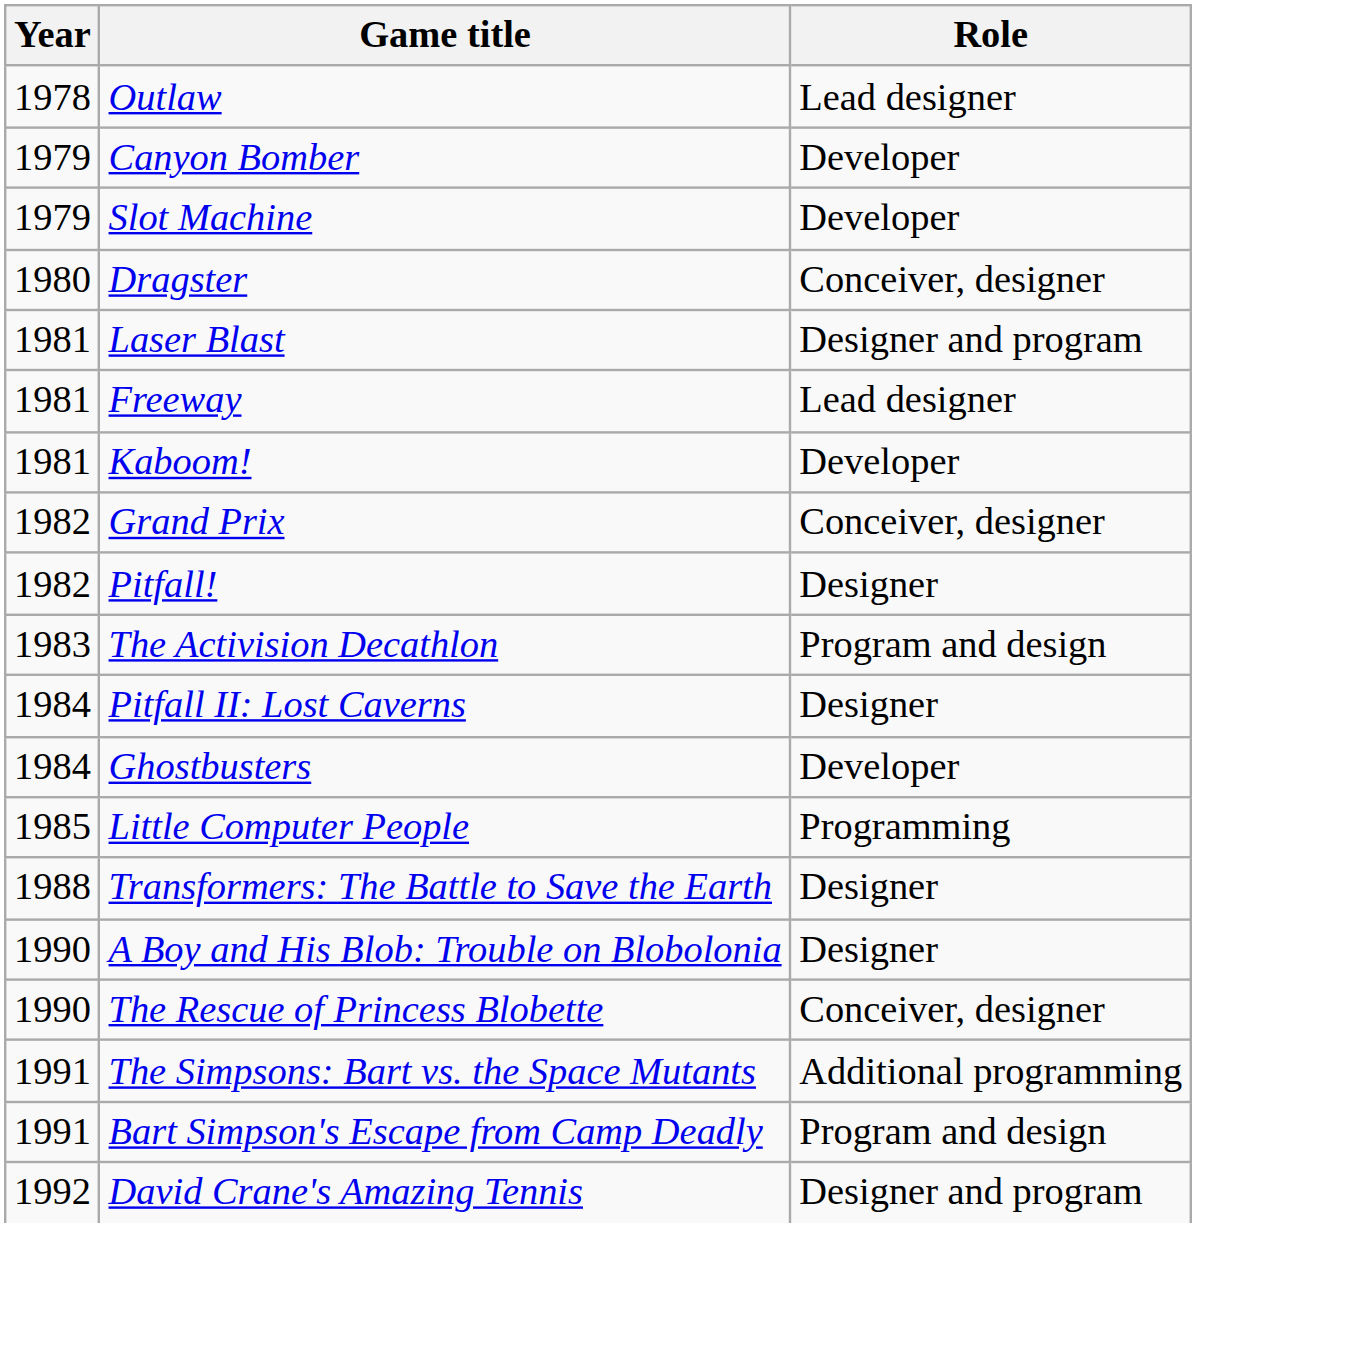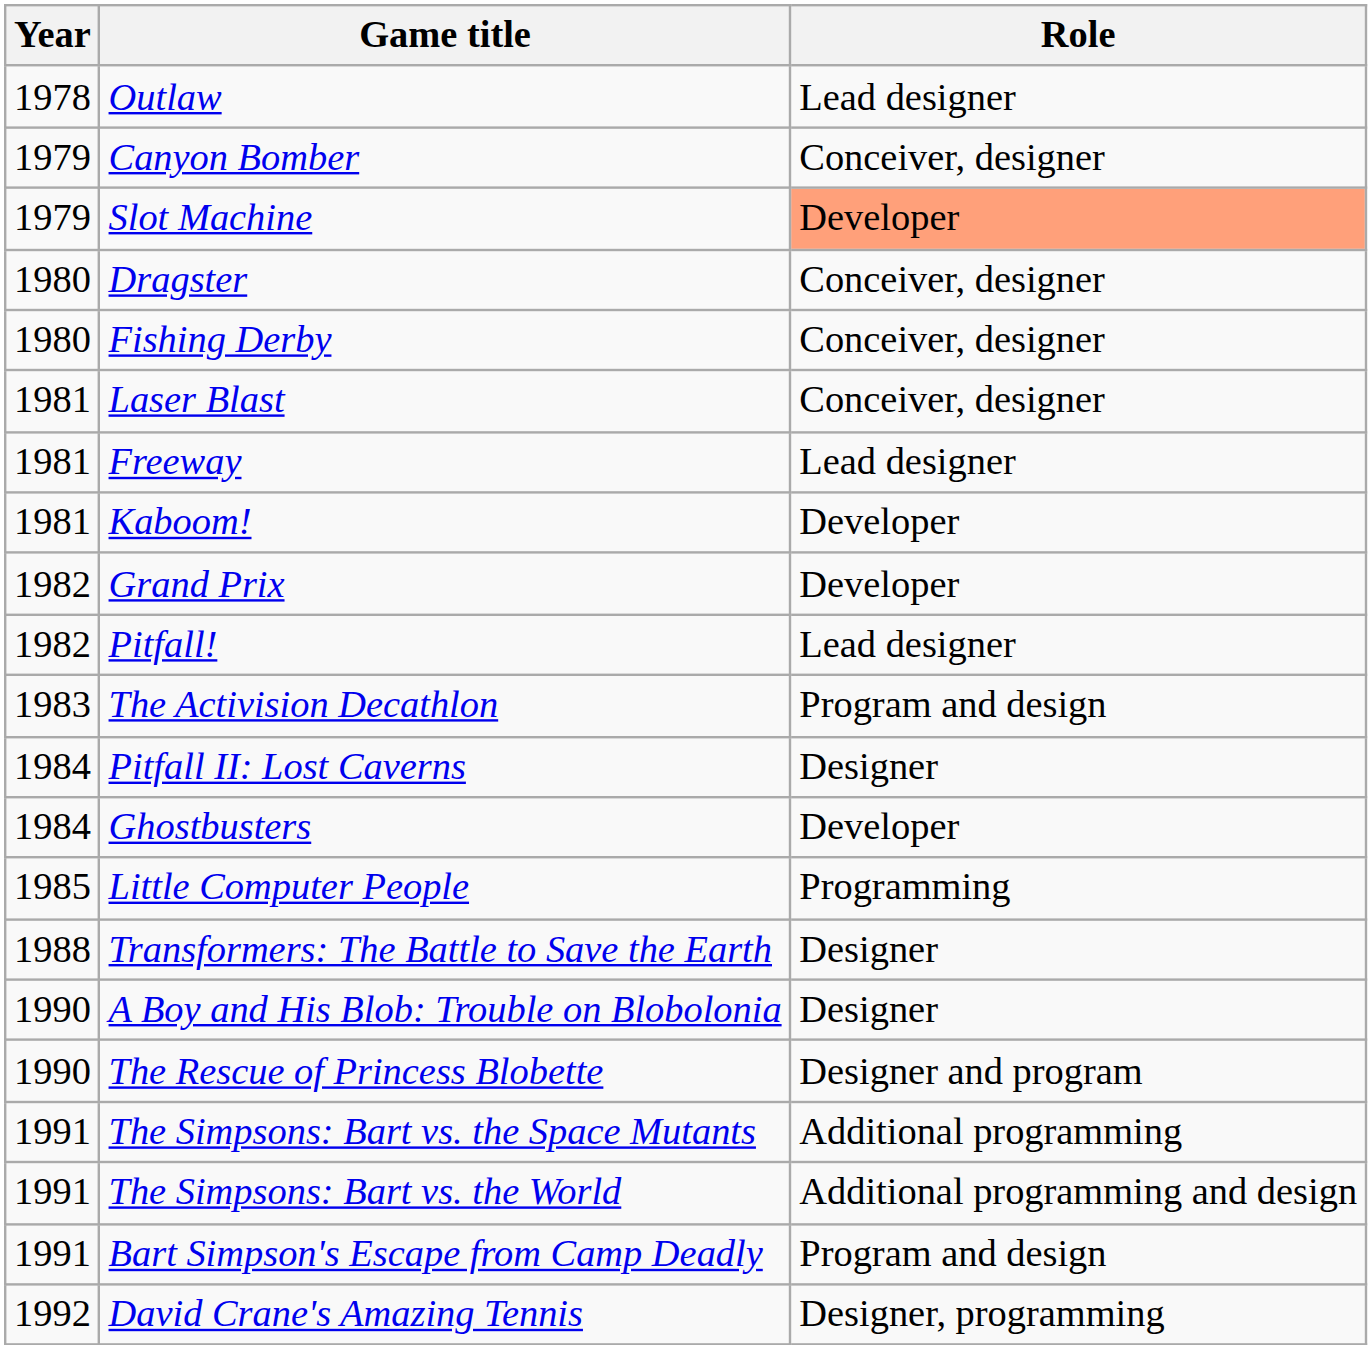(879, 156) Developer -> (952, 156) Conceiver, designer
(879, 217) no background -> (879, 217) lightsalmon background
+ row: (220, 339)
(971, 339) Designer and program -> (952, 400) Conceiver, designer
(952, 522) Conceiver, designer -> (879, 583) Developer
(869, 583) Designer -> (908, 643) Lead designer
(952, 1009) Conceiver, designer -> (971, 1070) Designer and program
+ row: (365, 1192)
(971, 1192) Designer and program -> (982, 1313) Designer, programming
